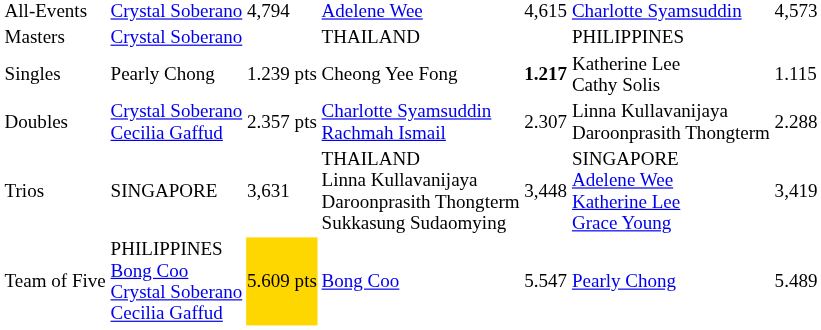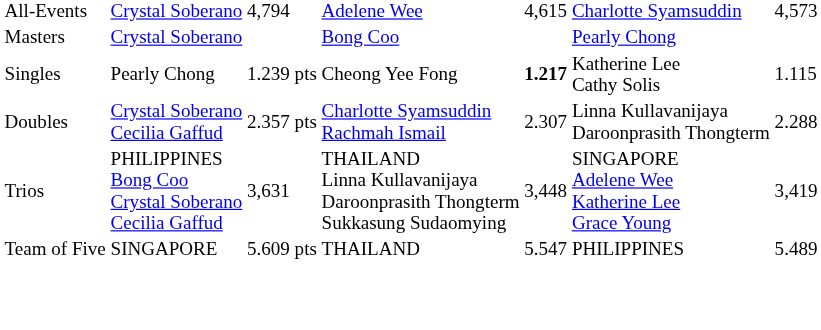(371, 37) THAILAND -> (360, 37) Bong Coo
(628, 37) PHILIPPINES -> (624, 37) Pearly Chong
(164, 190) SINGAPORE -> (176, 190) PHILIPPINES Bong Coo Crystal Soberano Cecilia Gaffud
(176, 281) PHILIPPINES Bong Coo Crystal Soberano Cecilia Gaffud -> (164, 249) SINGAPORE
(282, 281) gold background -> (282, 249) no background
(360, 281) Bong Coo -> (371, 249) THAILAND
(624, 281) Pearly Chong -> (628, 249) PHILIPPINES
